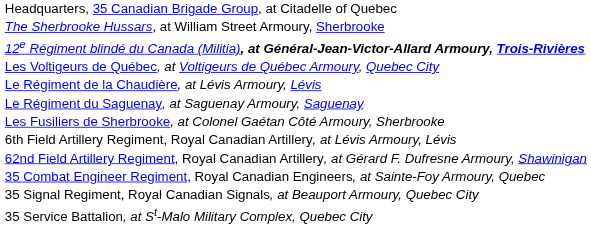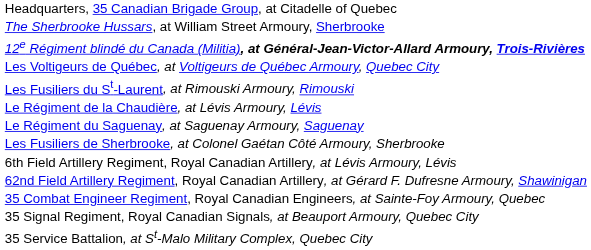+ row: (179, 87)
